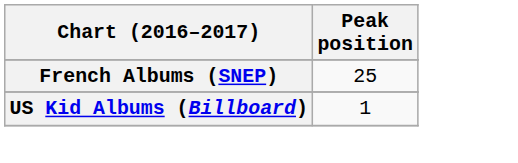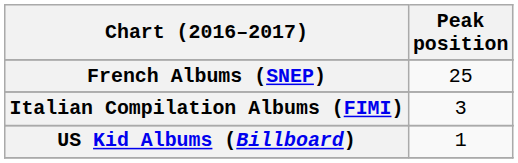+ row: (206, 109)
